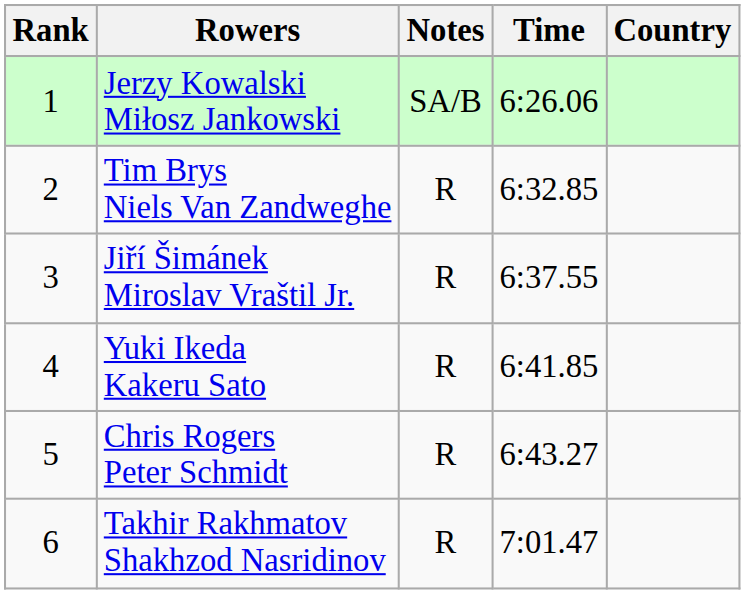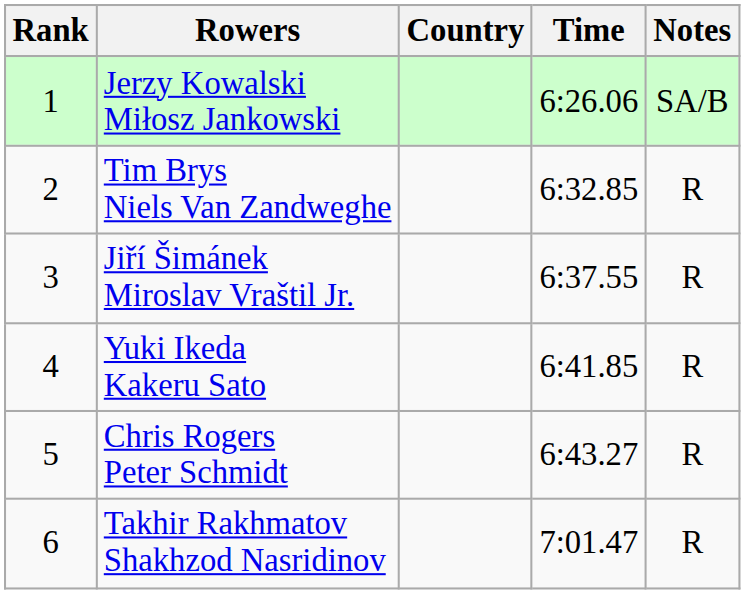columns swapped: (672, 30) <-> (445, 30)
